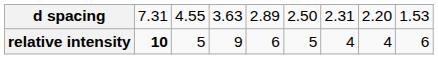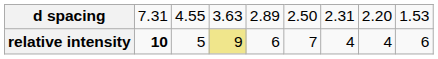(238, 41) no background -> (238, 41) khaki background
(313, 41) 5 -> (313, 41) 7
